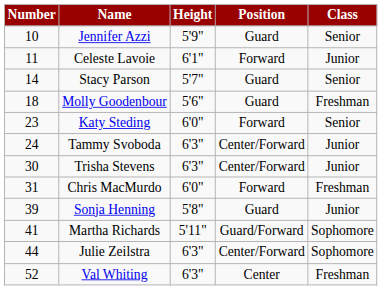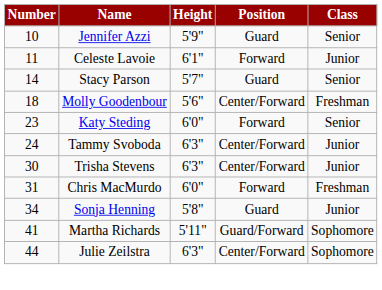(262, 101) Guard -> (262, 101) Center/Forward
(32, 209) 39 -> (32, 209) 34
- row: (115, 274)
